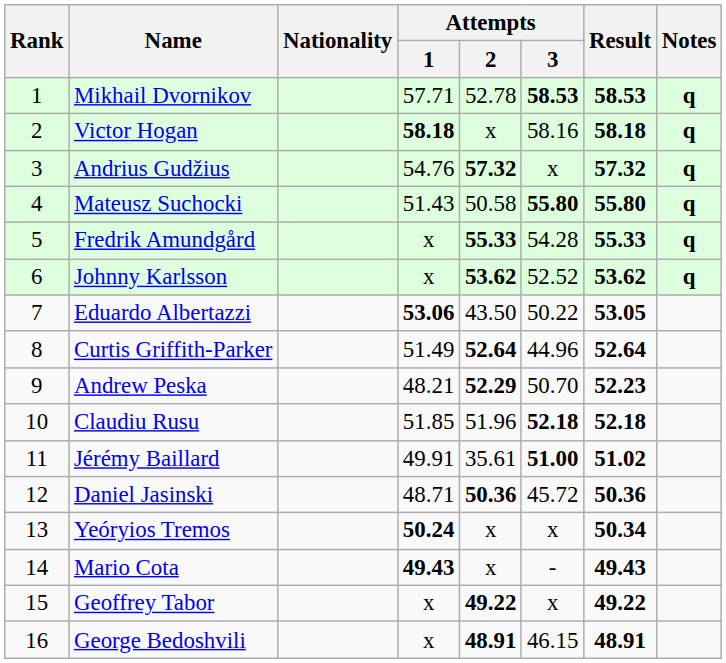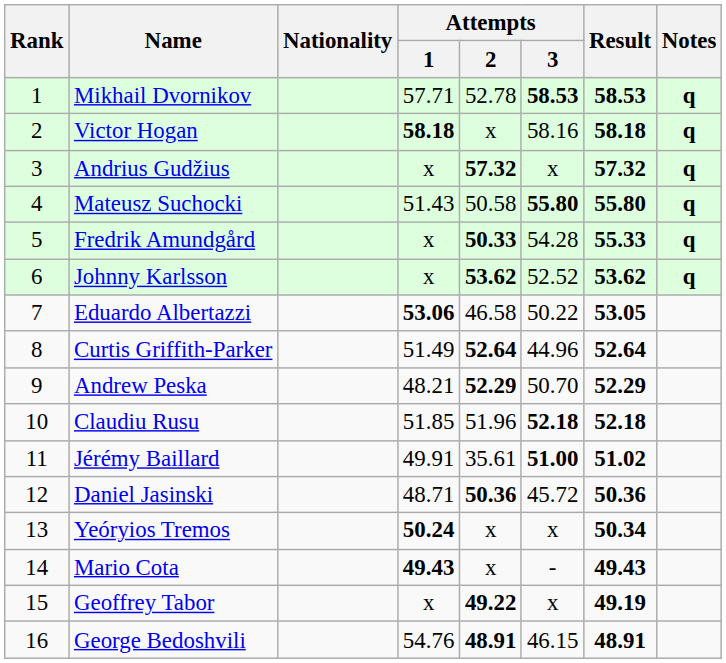(429, 167) 54.76 -> (429, 167) x
(491, 240) 55.33 -> (491, 240) 50.33
(491, 312) 43.50 -> (491, 312) 46.58
(620, 385) 52.23 -> (620, 385) 52.29
(620, 603) 49.22 -> (620, 603) 49.19
(429, 639) x -> (429, 639) 54.76
